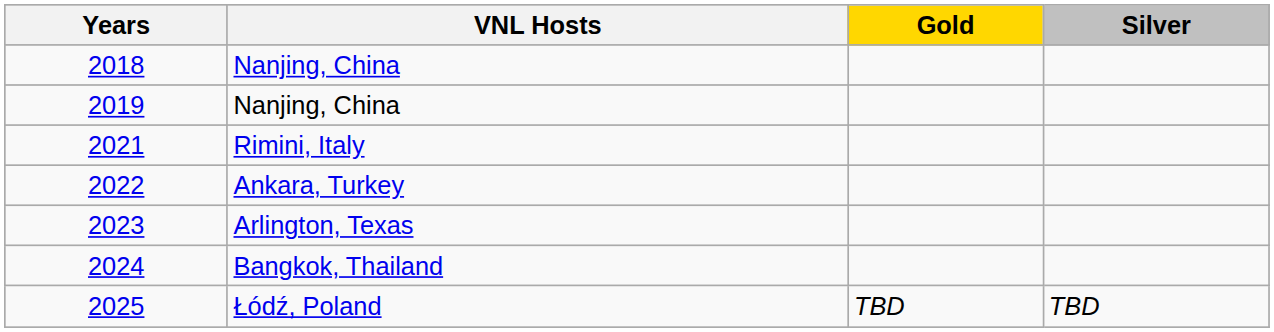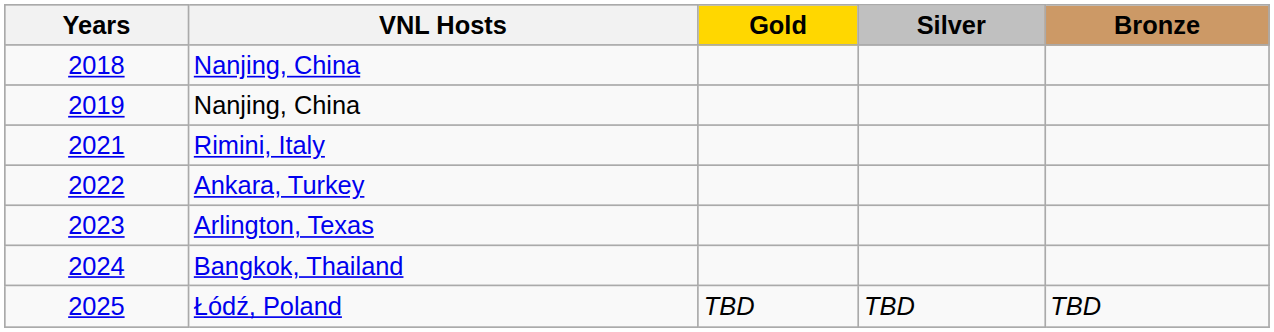+ column: (1157, 25)
